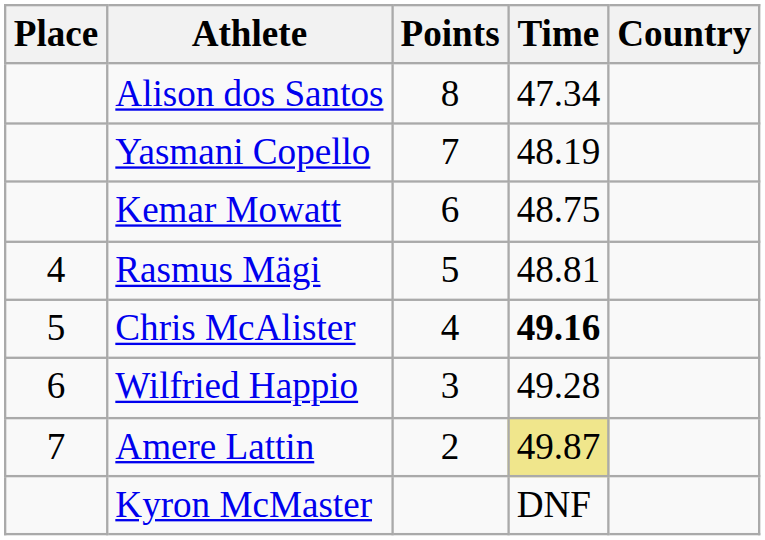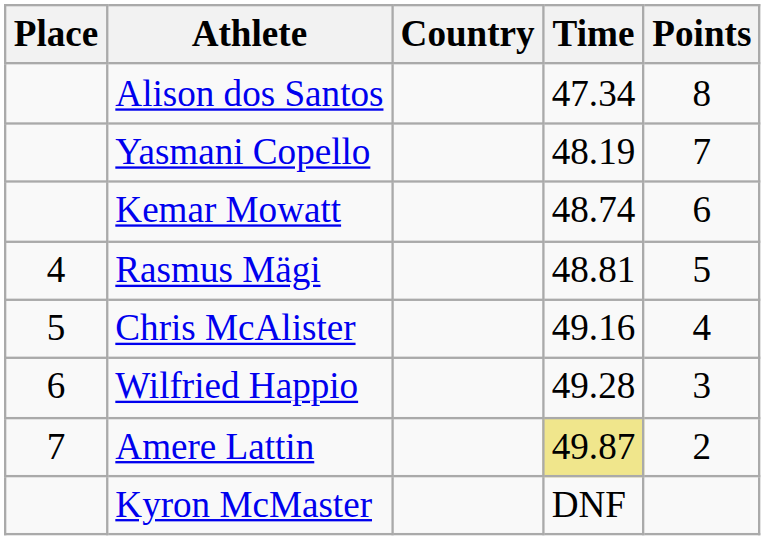columns swapped: (684, 33) <-> (450, 33)
(558, 210) 48.75 -> (593, 210) 48.74
(558, 328) bold -> (593, 328) normal
